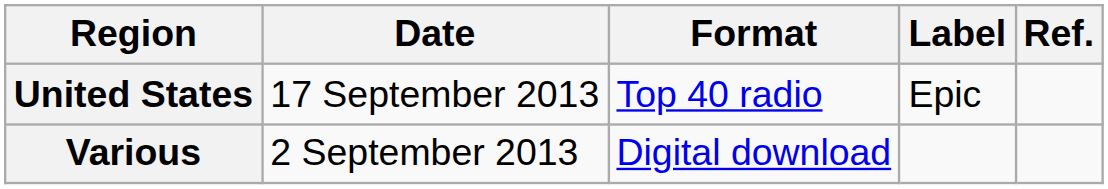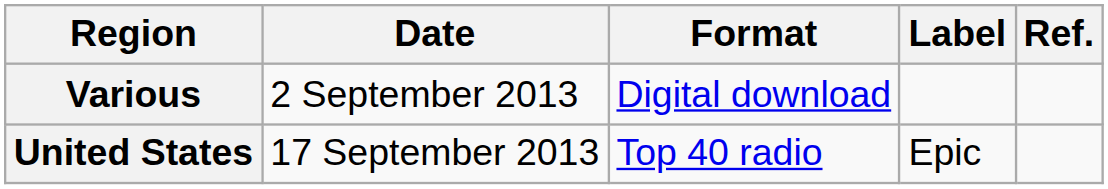rows swapped: (133, 152) <-> (133, 93)
